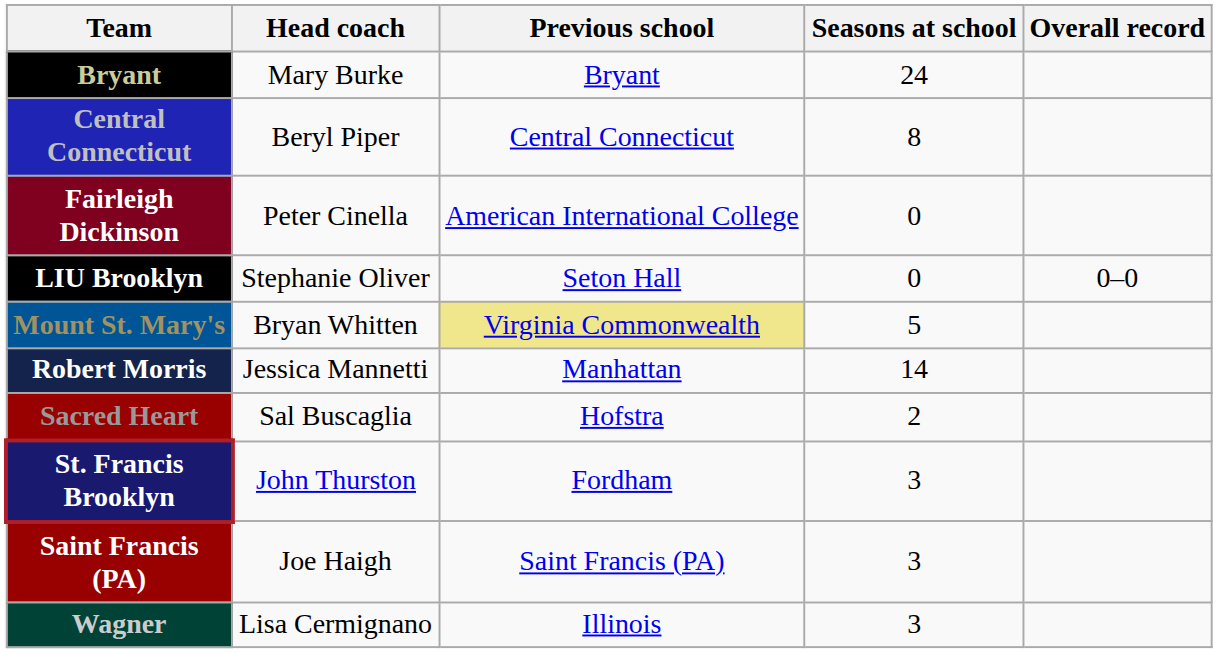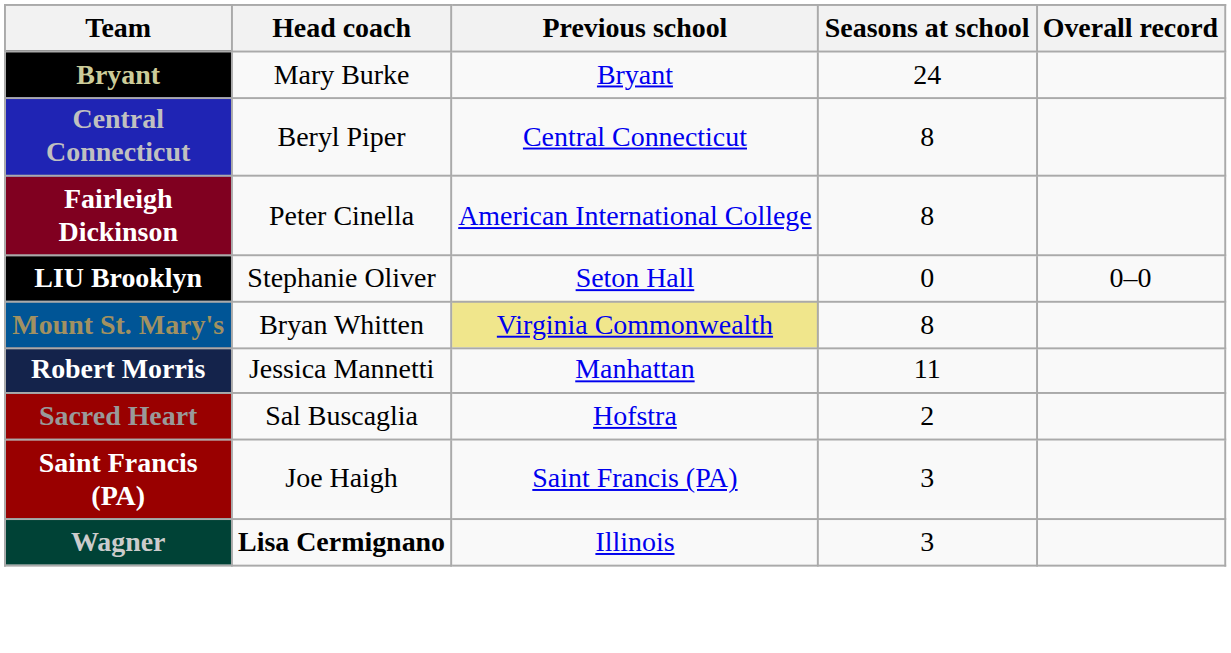(914, 215) 0 -> (927, 215) 8
(914, 324) 5 -> (927, 324) 8
(914, 370) 14 -> (927, 370) 11
- row: (119, 480)
(336, 624) normal -> (342, 541) bold
